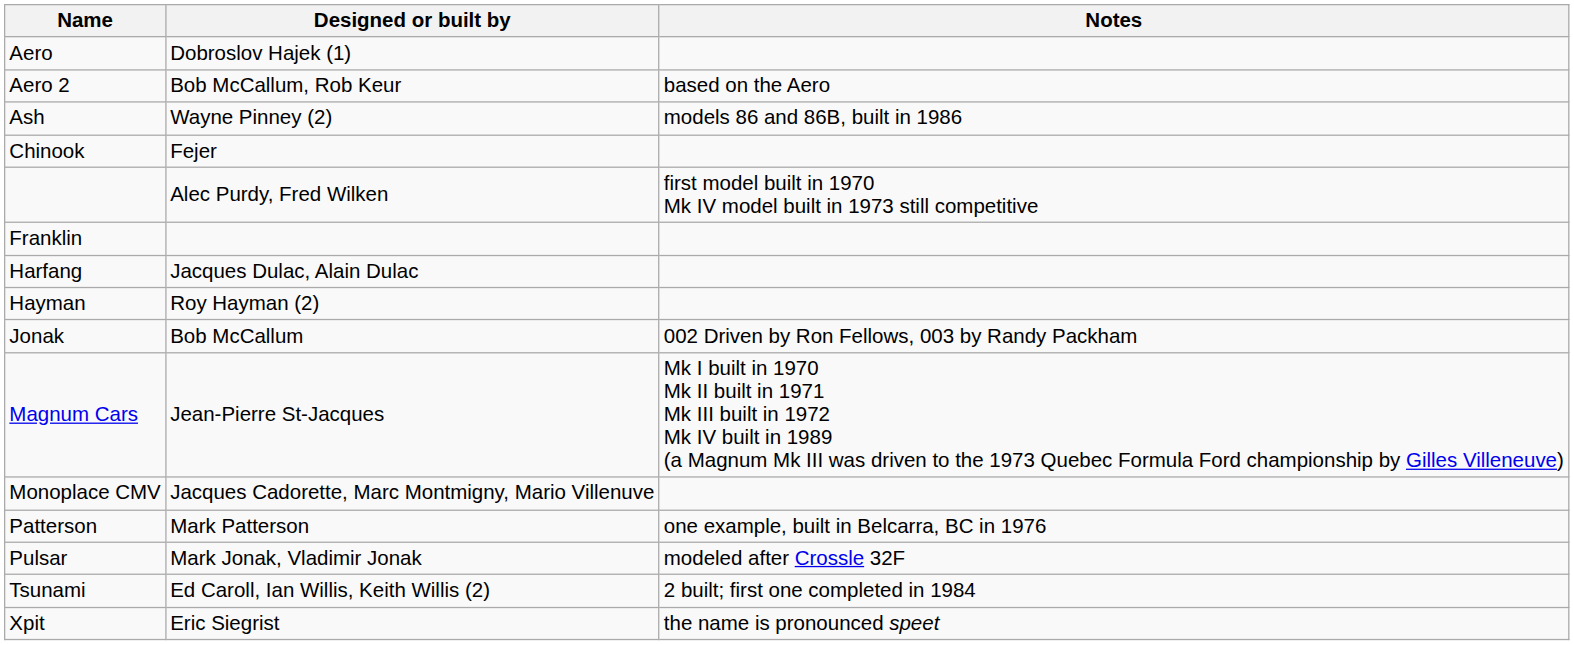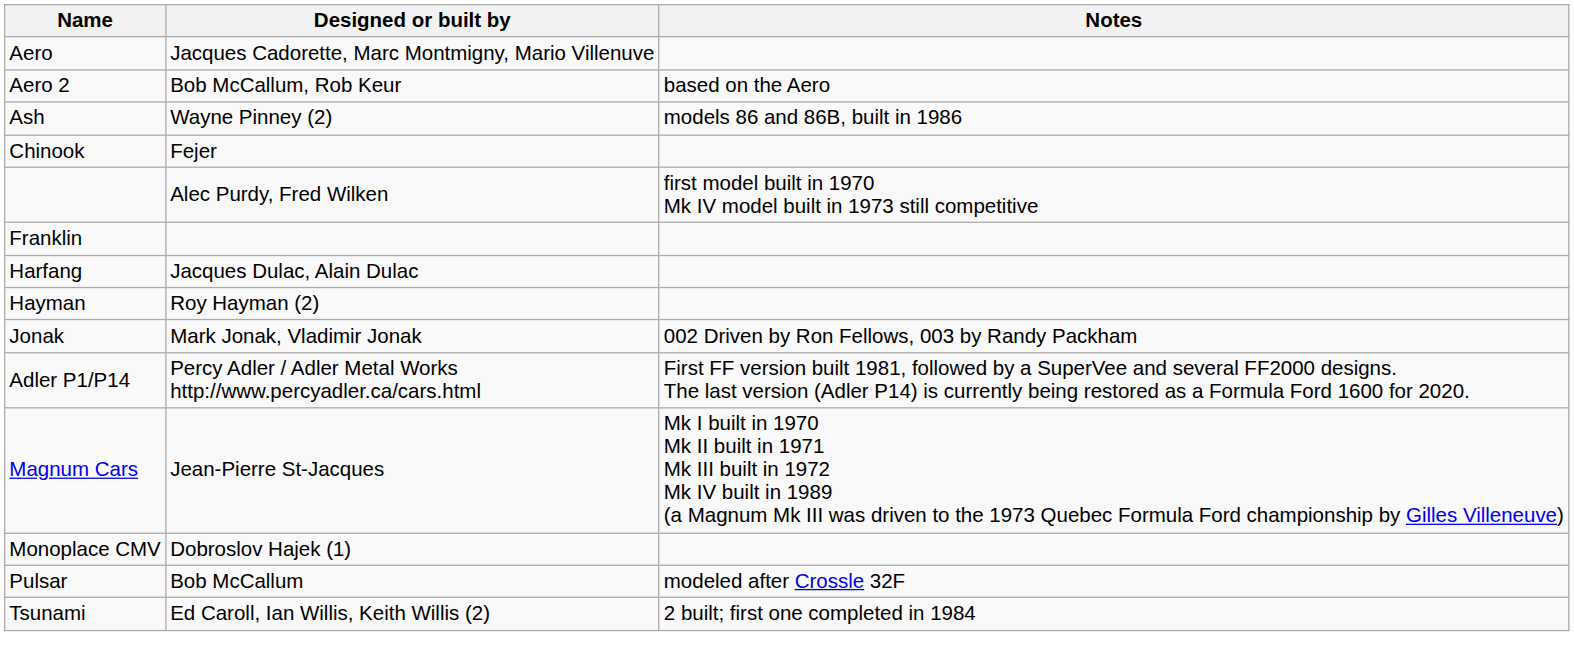(261, 53) Dobroslov Hajek (1) -> (412, 53) Jacques Cadorette, Marc Montmigny, Mario Villenuve
(237, 336) Bob McCallum -> (296, 336) Mark Jonak, Vladimir Jonak
+ row: (70, 380)
(412, 493) Jacques Cadorette, Marc Montmigny, Mario Villenuve -> (261, 548) Dobroslov Hajek (1)
- row: (53, 525)
(296, 558) Mark Jonak, Vladimir Jonak -> (237, 581) Bob McCallum
- row: (27, 623)
